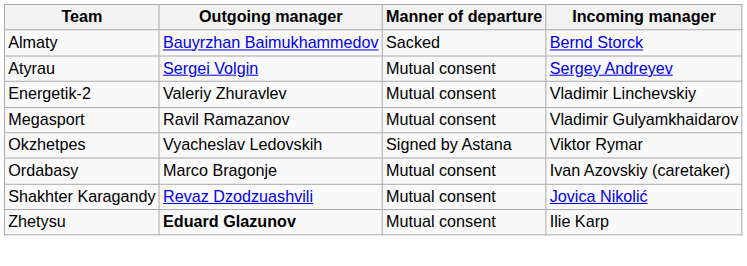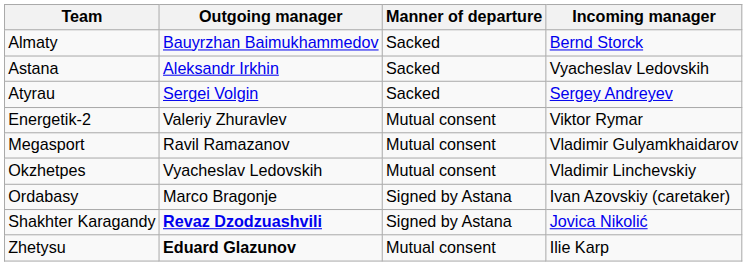+ row: (33, 68)
(441, 68) Mutual consent -> (413, 94) Sacked
(623, 94) Vladimir Linchevskiy -> (596, 119) Viktor Rymar
(449, 145) Signed by Astana -> (441, 171) Mutual consent
(596, 145) Viktor Rymar -> (623, 171) Vladimir Linchevskiy
(441, 171) Mutual consent -> (449, 196) Signed by Astana
(238, 196) normal -> (242, 222) bold
(441, 196) Mutual consent -> (449, 222) Signed by Astana
